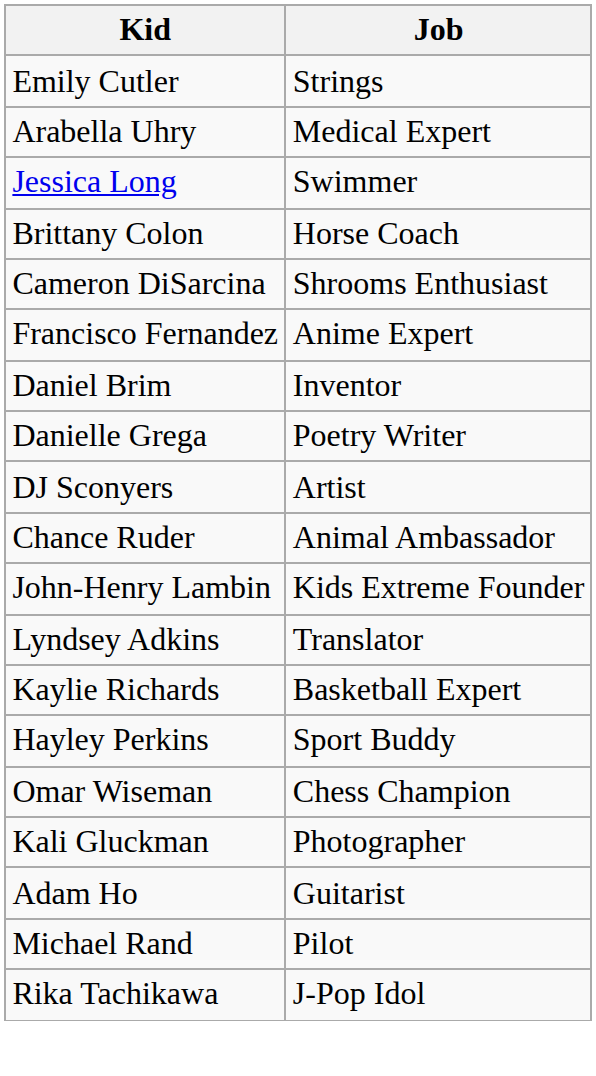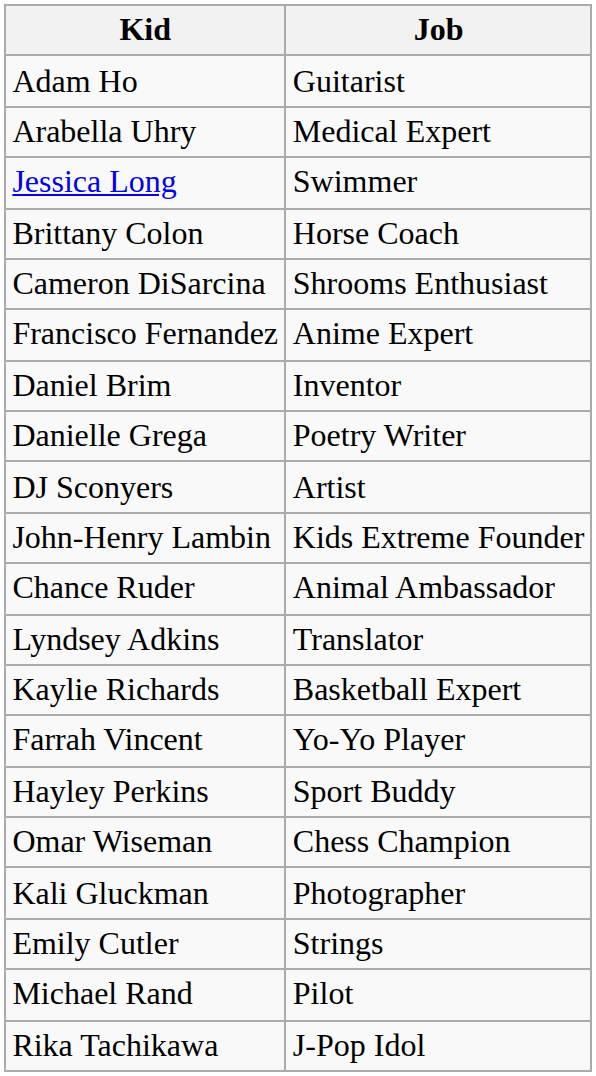rows swapped: (75, 892) <-> (95, 80)
rows swapped: (103, 537) <-> (142, 588)
+ row: (108, 740)
